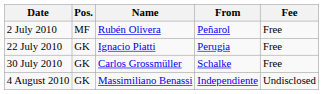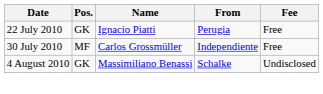- row: (32, 30)
(82, 64) GK -> (82, 47) MF
(214, 64) Schalke -> (228, 47) Independiente
(228, 81) Independiente -> (214, 64) Schalke
